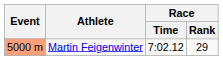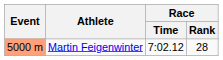(202, 47) 29 -> (202, 47) 28
